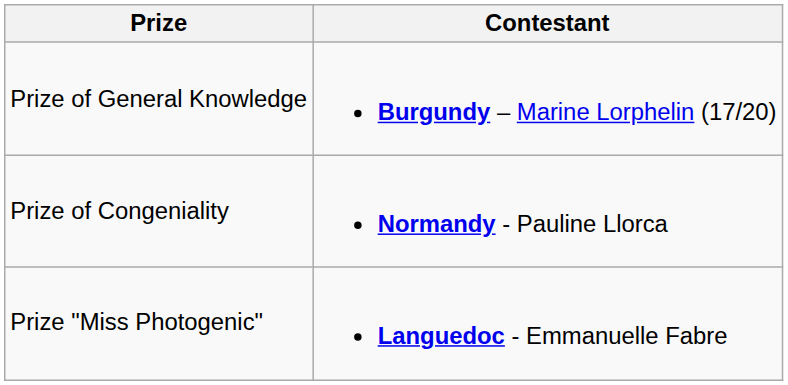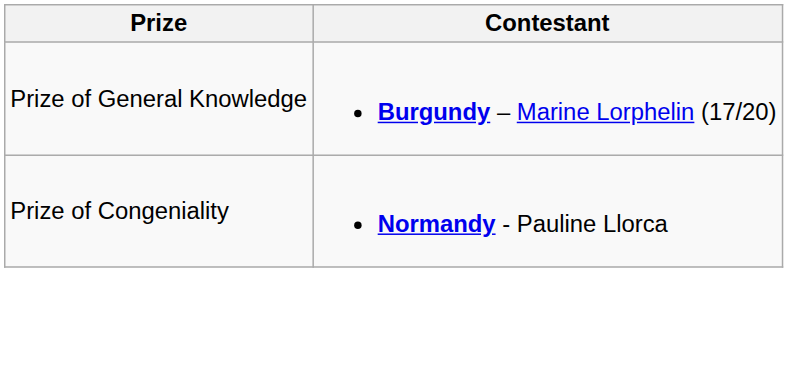- row: (137, 323)
